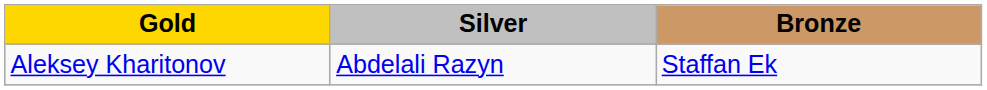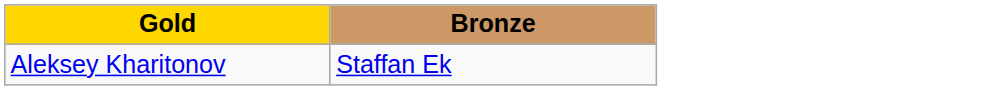- column: (493, 24)
